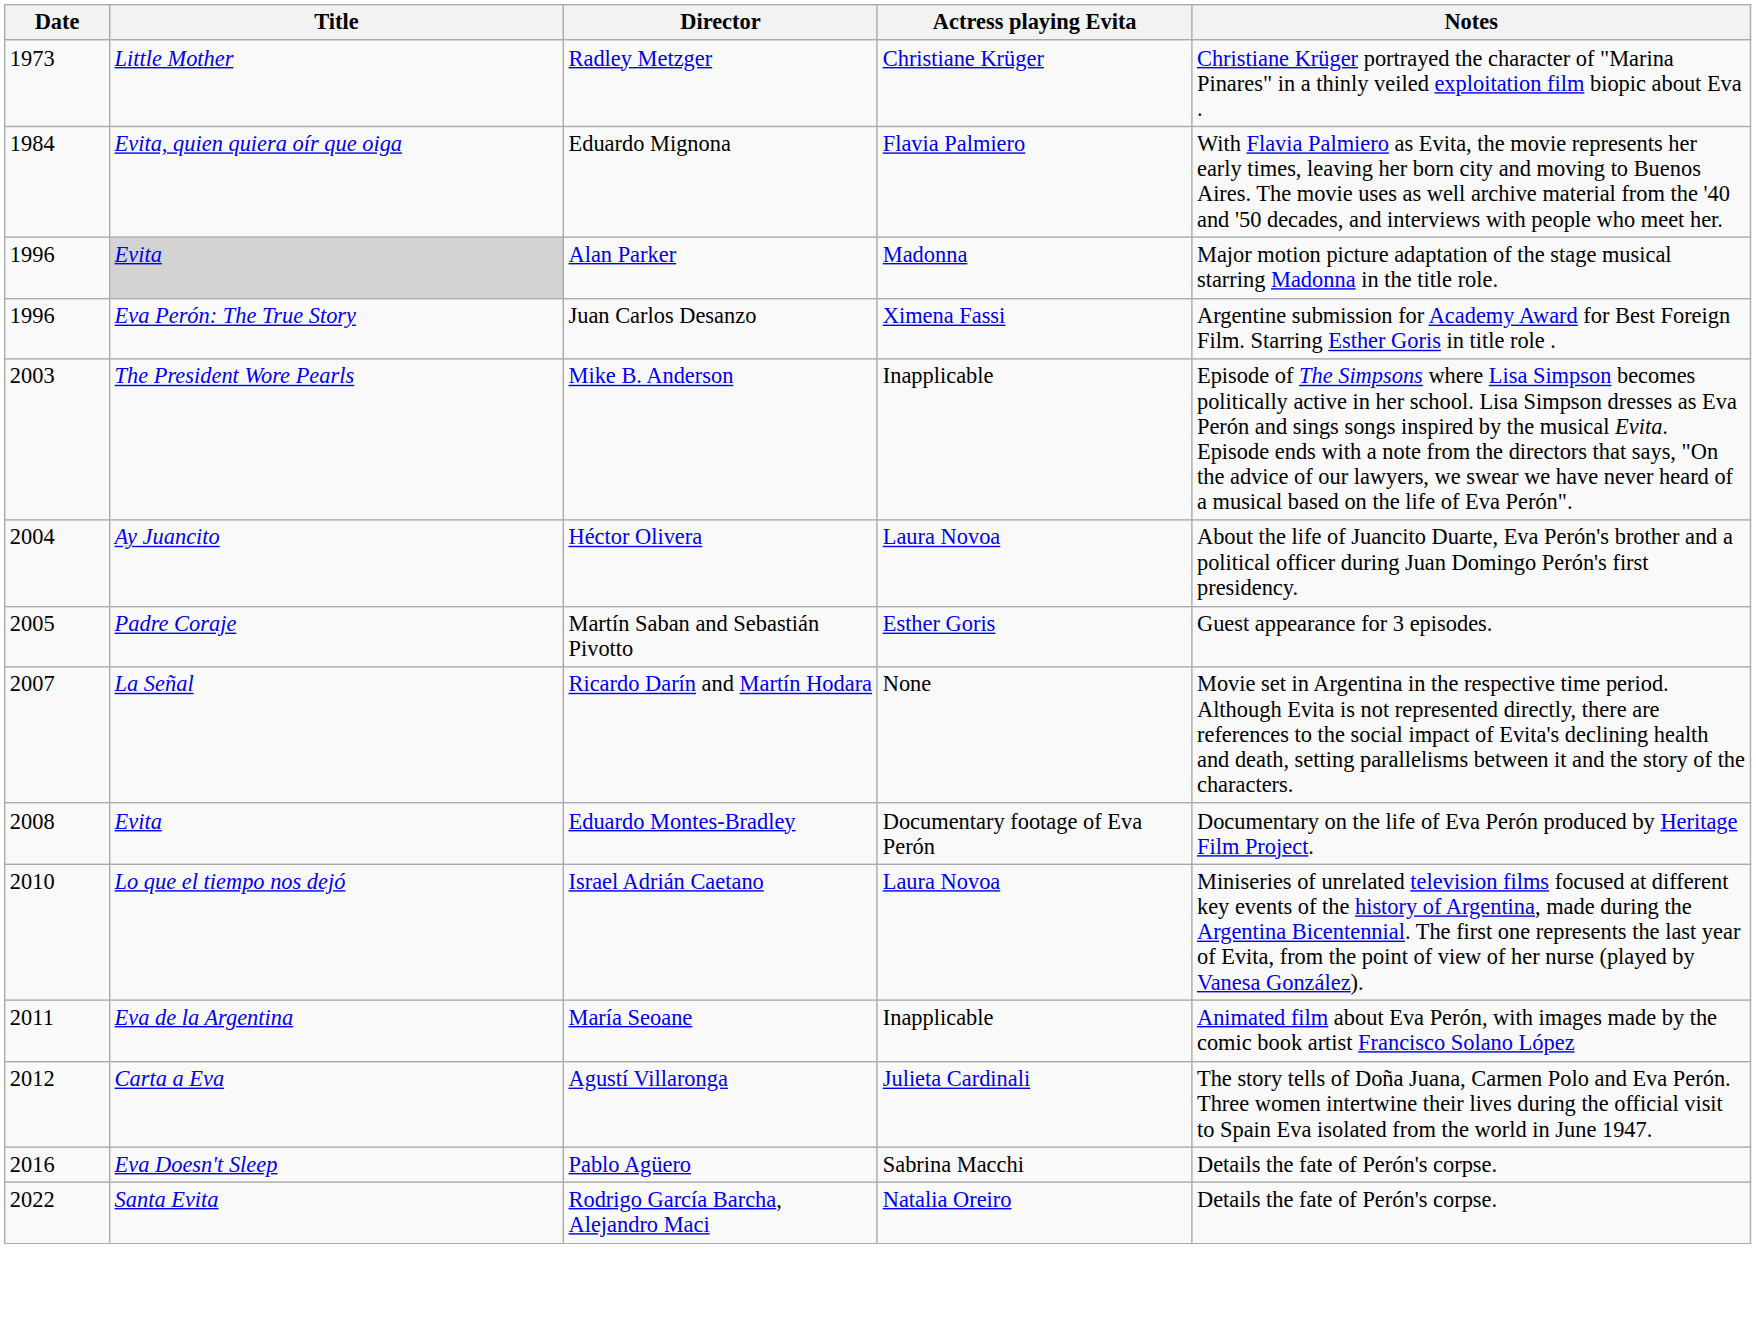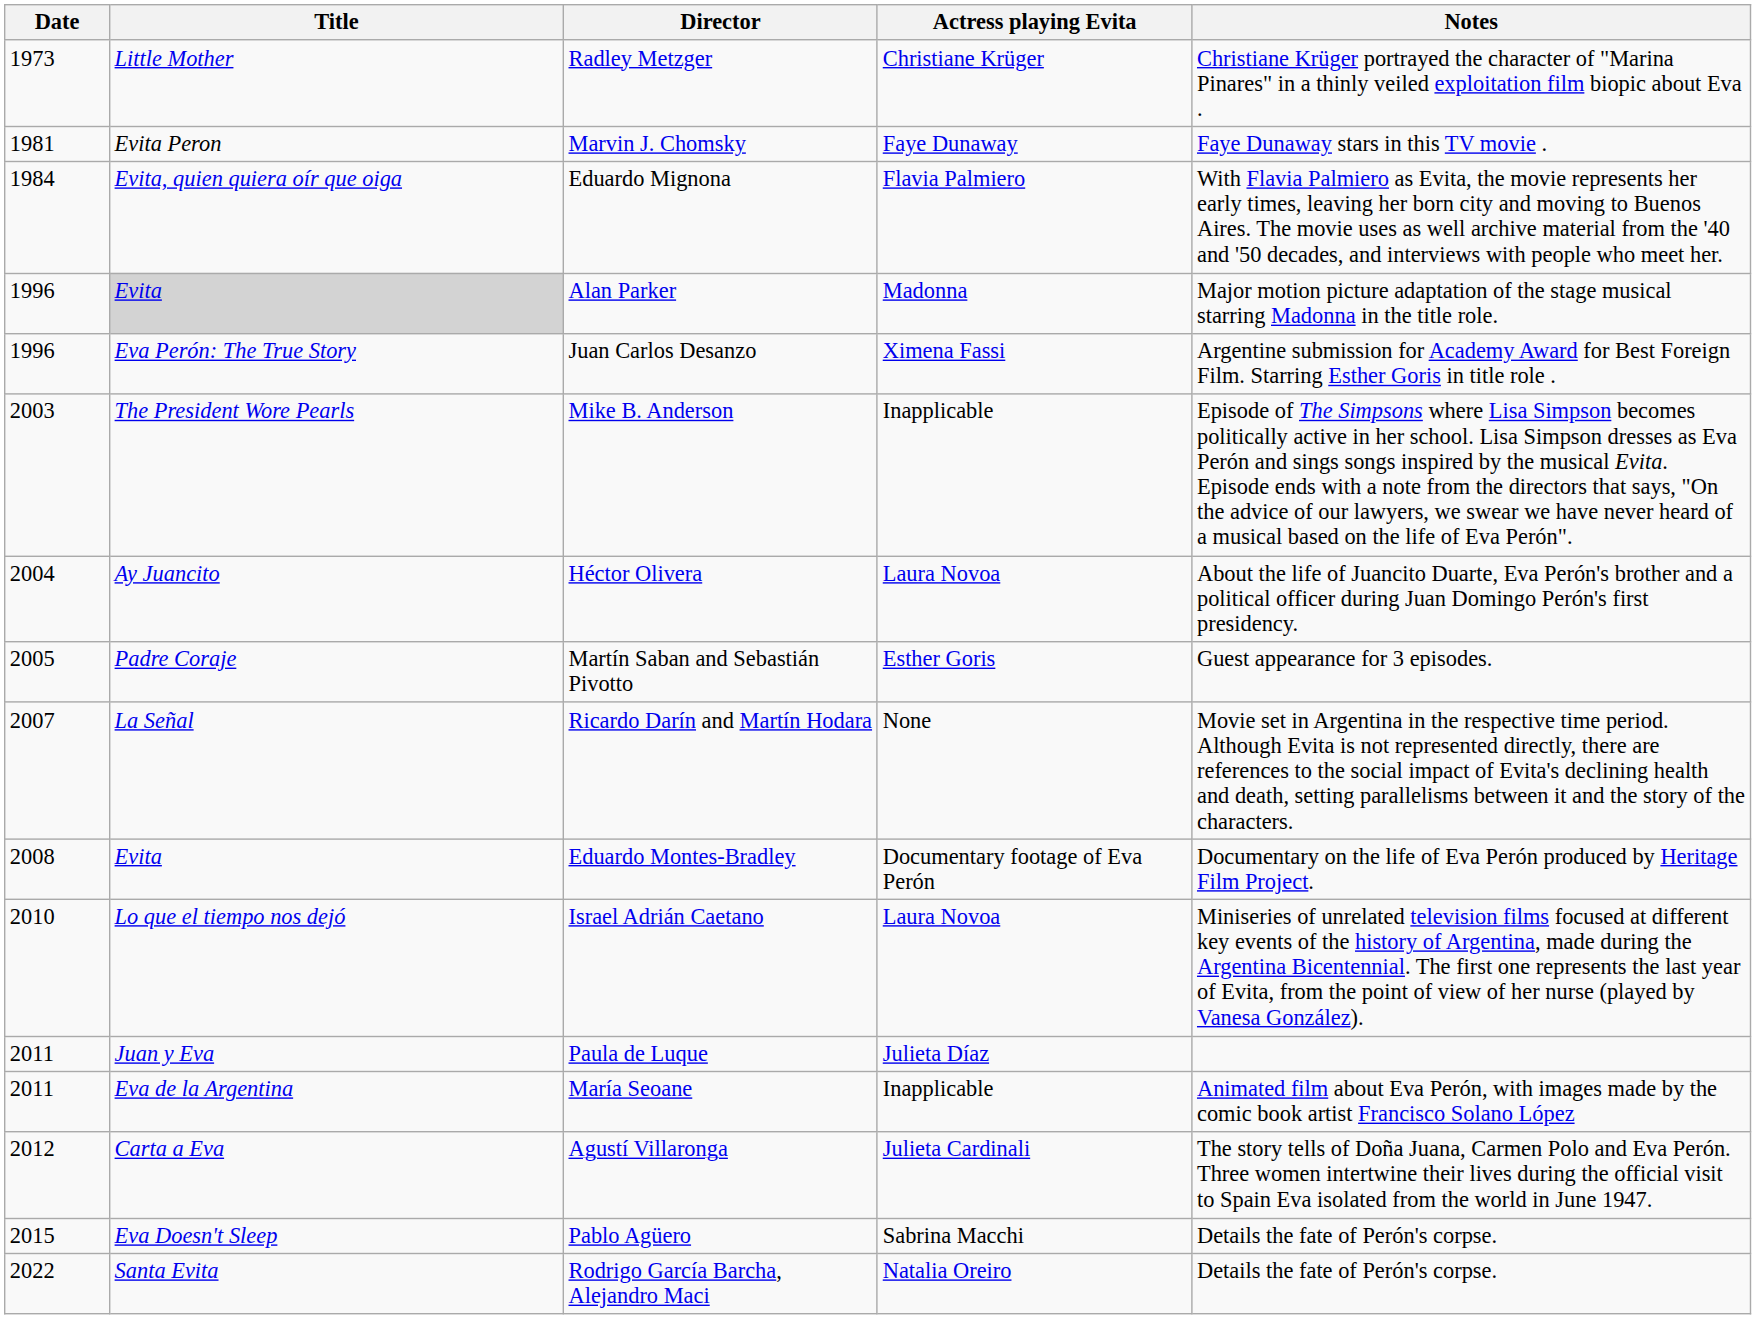+ row: (657, 143)
+ row: (638, 1053)
(32, 1164) 2016 -> (32, 1235) 2015
